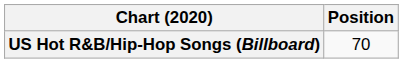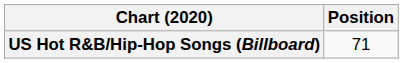(361, 44) 70 -> (361, 44) 71
